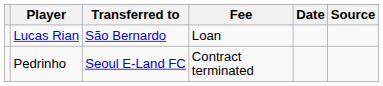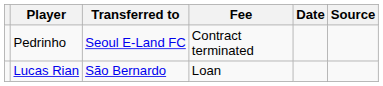rows swapped: (40, 63) <-> (46, 35)
